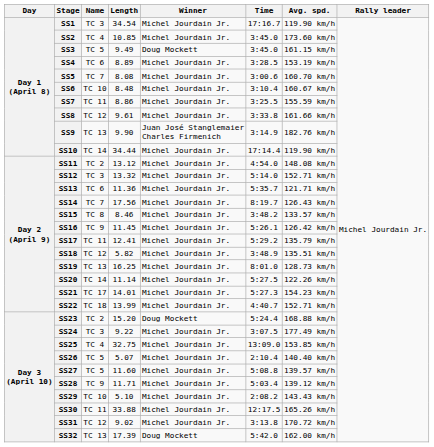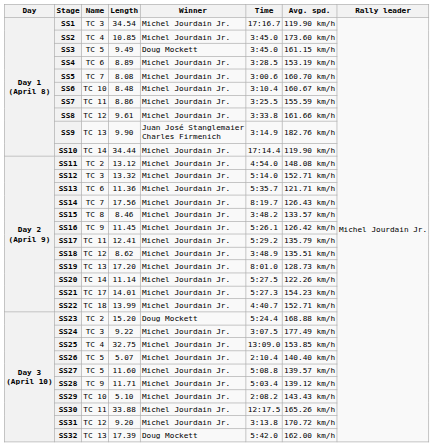(124, 253) 5.82 -> (124, 253) 8.62
(124, 266) 16.25 -> (124, 266) 17.20
(124, 422) 9.02 -> (124, 422) 9.20
